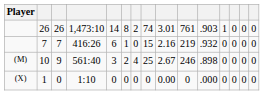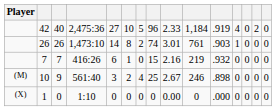+ row: (44, 28)
